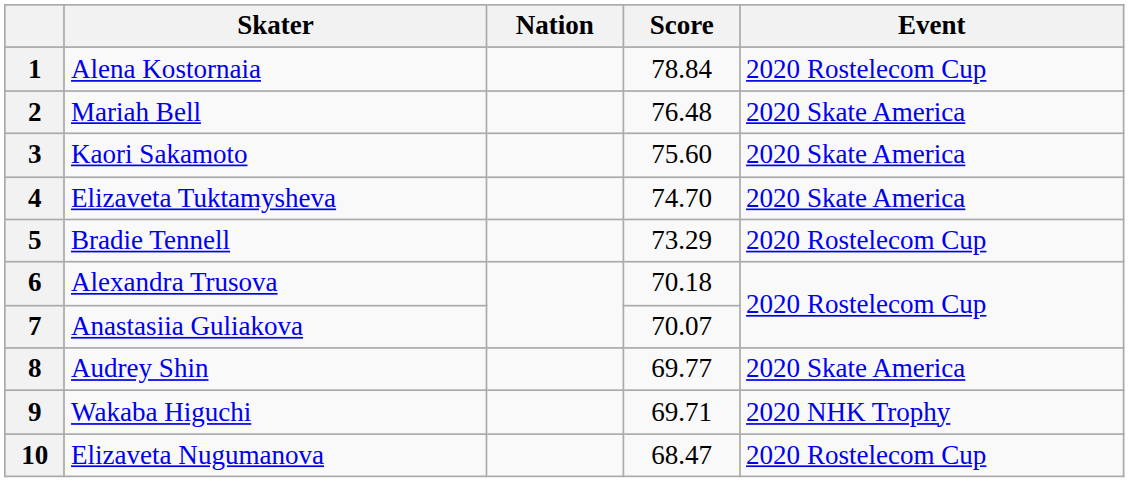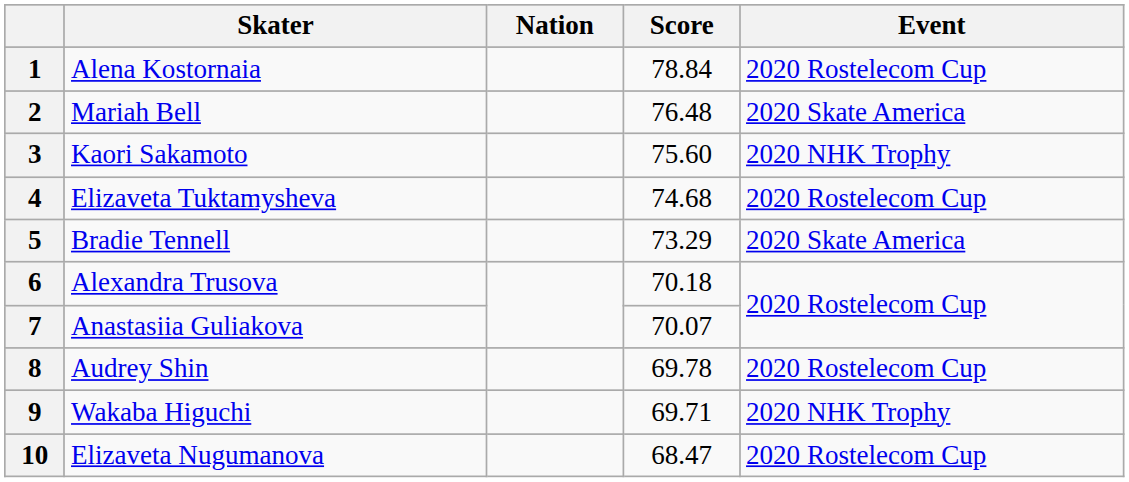(856, 154) 2020 Skate America -> (848, 154) 2020 NHK Trophy
(682, 197) 74.70 -> (682, 197) 74.68
(856, 197) 2020 Skate America -> (866, 197) 2020 Rostelecom Cup
(866, 240) 2020 Rostelecom Cup -> (856, 240) 2020 Skate America
(682, 369) 69.77 -> (682, 369) 69.78
(856, 369) 2020 Skate America -> (866, 369) 2020 Rostelecom Cup
